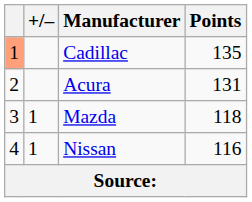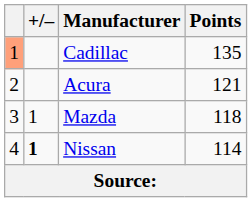(227, 84) 131 -> (227, 84) 121
(33, 149) normal -> (33, 149) bold
(227, 149) 116 -> (227, 149) 114
